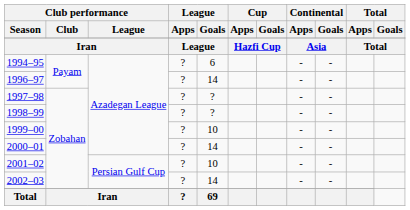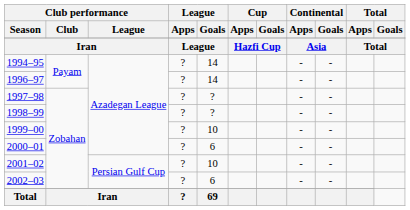(212, 63) 6 -> (212, 63) 14
(212, 146) 14 -> (212, 146) 6
(212, 180) 14 -> (212, 180) 6
